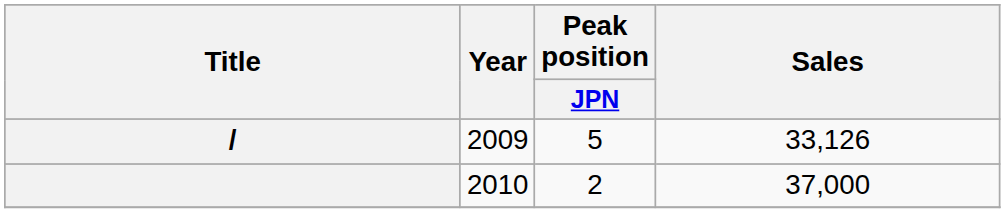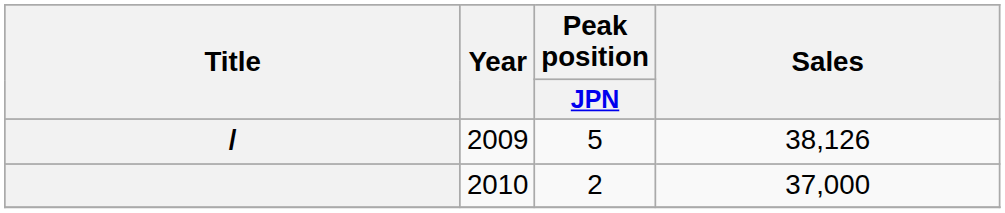(828, 140) 33,126 -> (828, 140) 38,126
